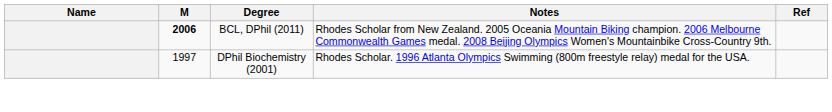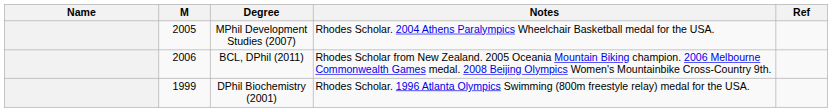+ row: (262, 35)
(184, 29) bold -> (184, 58) normal
(184, 58) 1997 -> (184, 86) 1999
